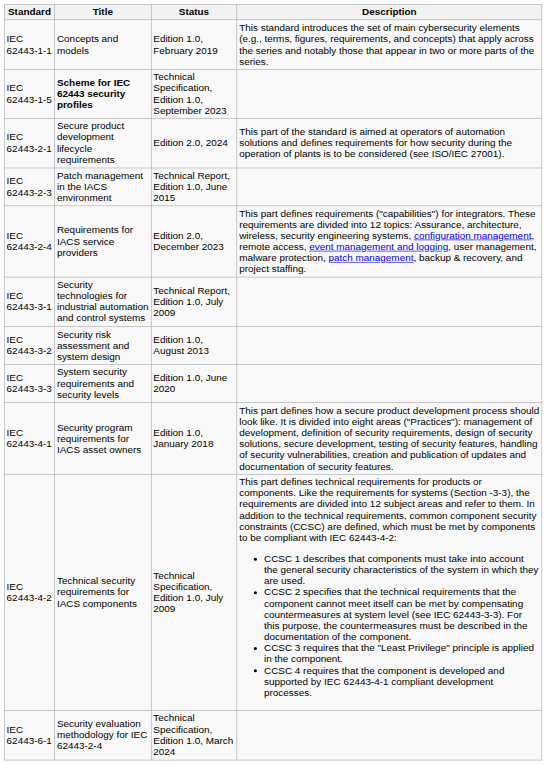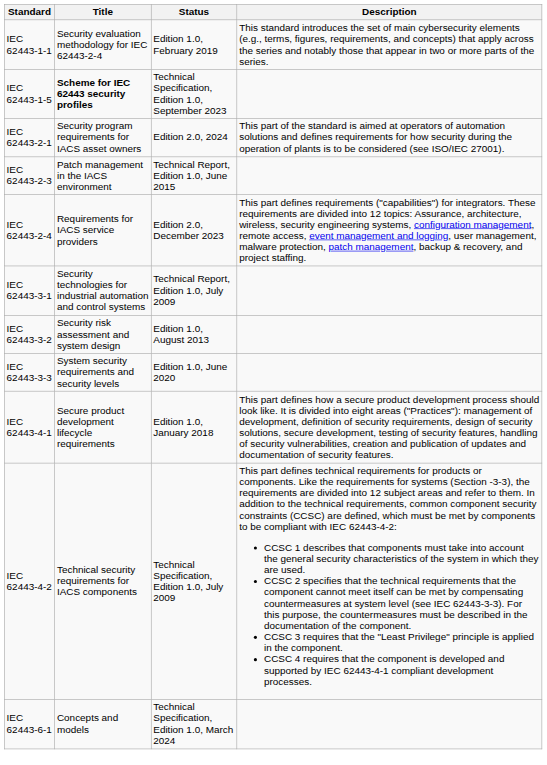(88, 44) Concepts and models -> (102, 44) Security evaluation methodology for IEC 62443-2-4
(91, 143) Secure product development lifecycle requirements -> (99, 137) Security program requirements for IACS asset owners
(99, 438) Security program requirements for IACS asset owners -> (91, 427) Secure product development lifecycle requirements
(102, 735) Security evaluation methodology for IEC 62443-2-4 -> (88, 724) Concepts and models
